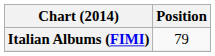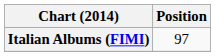(181, 39) 79 -> (181, 39) 97
